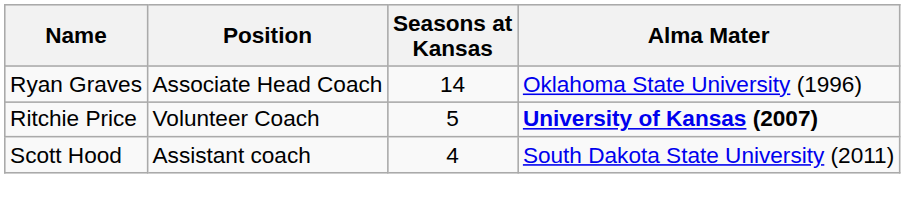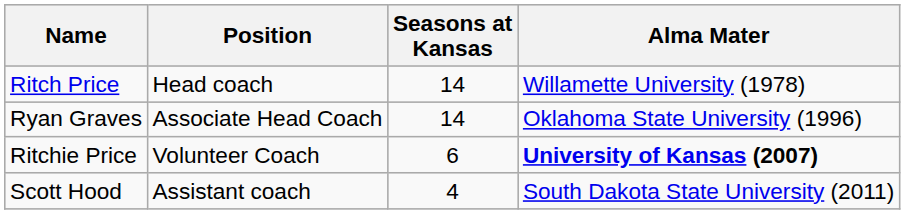+ row: (65, 84)
(453, 120) 5 -> (453, 155) 6
